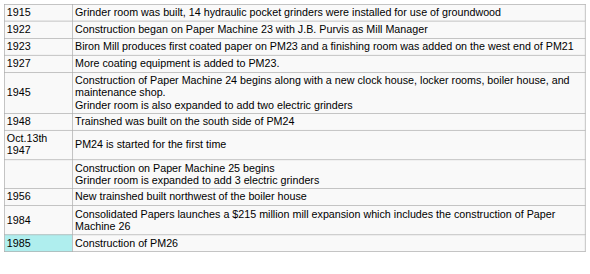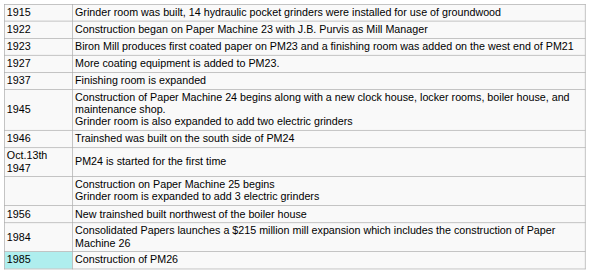+ row: (141, 81)
(19, 122) 1948 -> (19, 139) 1946
